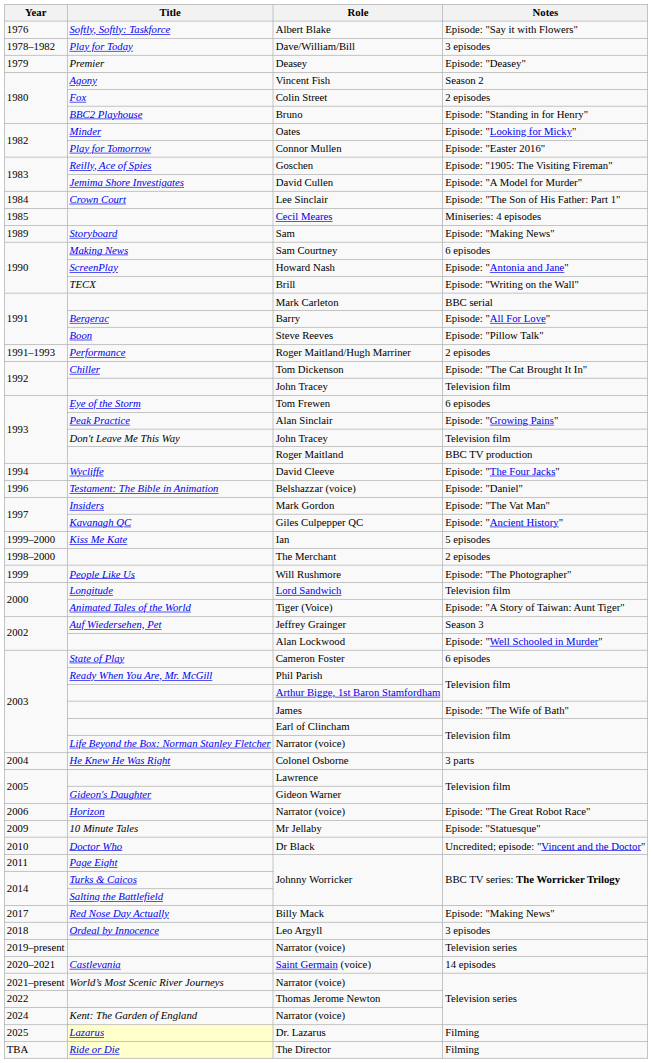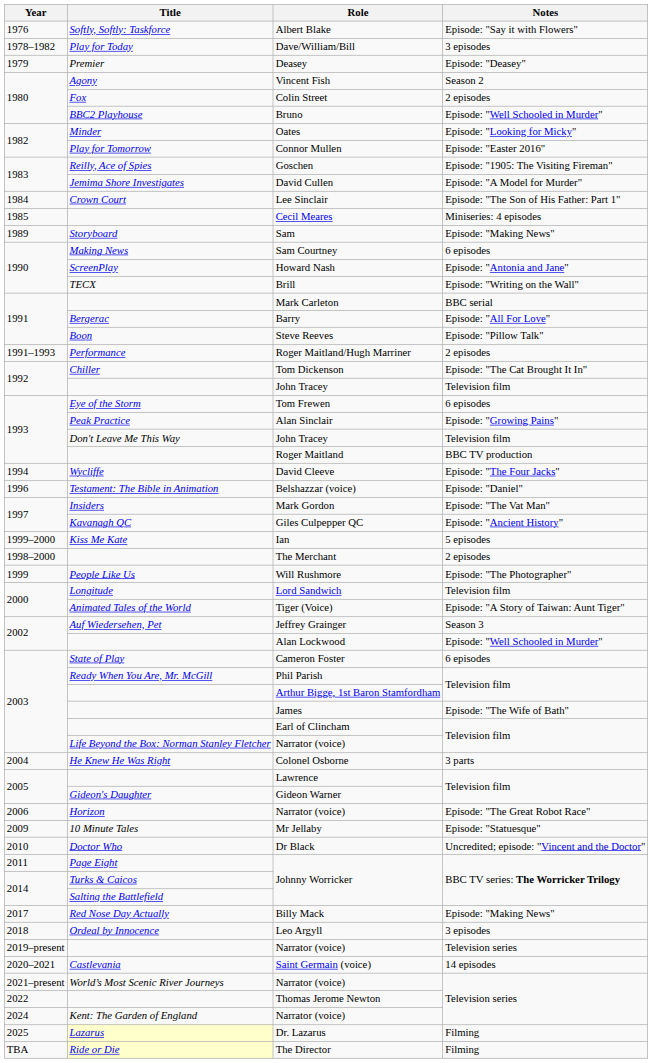(517, 115) Episode: "Standing in for Henry" -> (524, 115) Episode: "Well Schooled in Murder"
